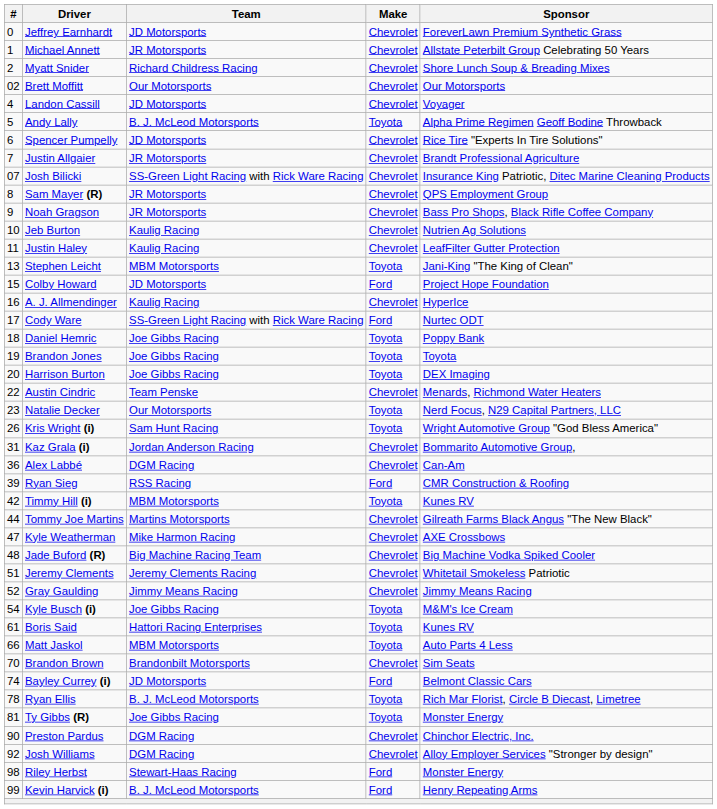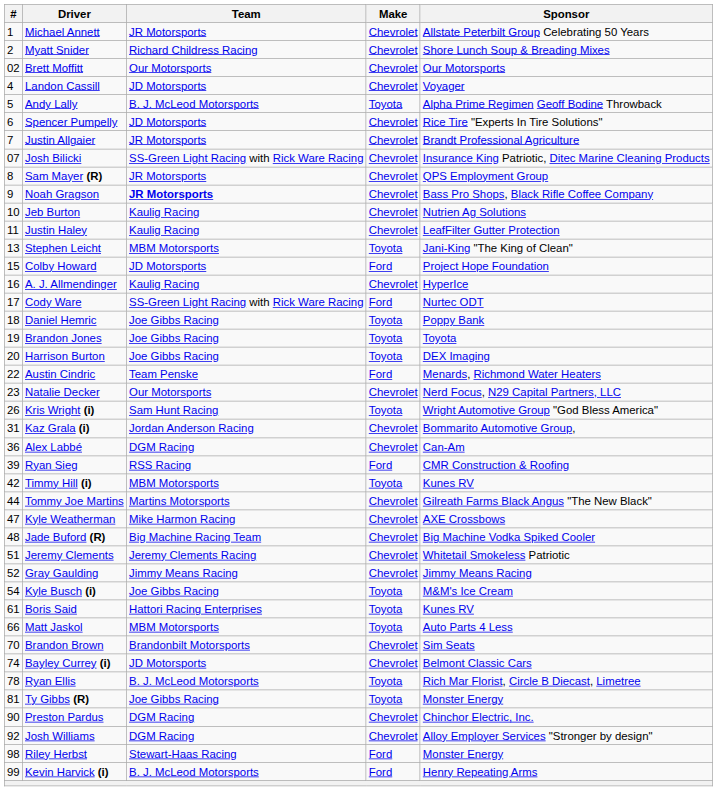- row: (69, 32)
(168, 212) normal -> (171, 194) bold
(393, 393) Chevrolet -> (381, 375) Ford
(386, 411) Toyota -> (393, 393) Chevrolet
(381, 681) Ford -> (393, 663) Chevrolet
